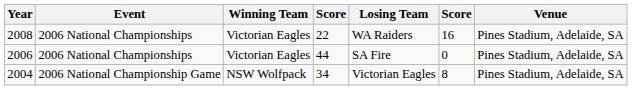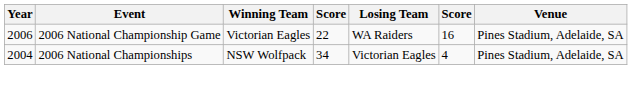(20, 34) 2008 -> (20, 34) 2006
(115, 34) 2006 National Championships -> (130, 34) 2006 National Championship Game
- row: (322, 54)
(130, 74) 2006 National Championship Game -> (115, 54) 2006 National Championships
(445, 74) 8 -> (445, 54) 4
